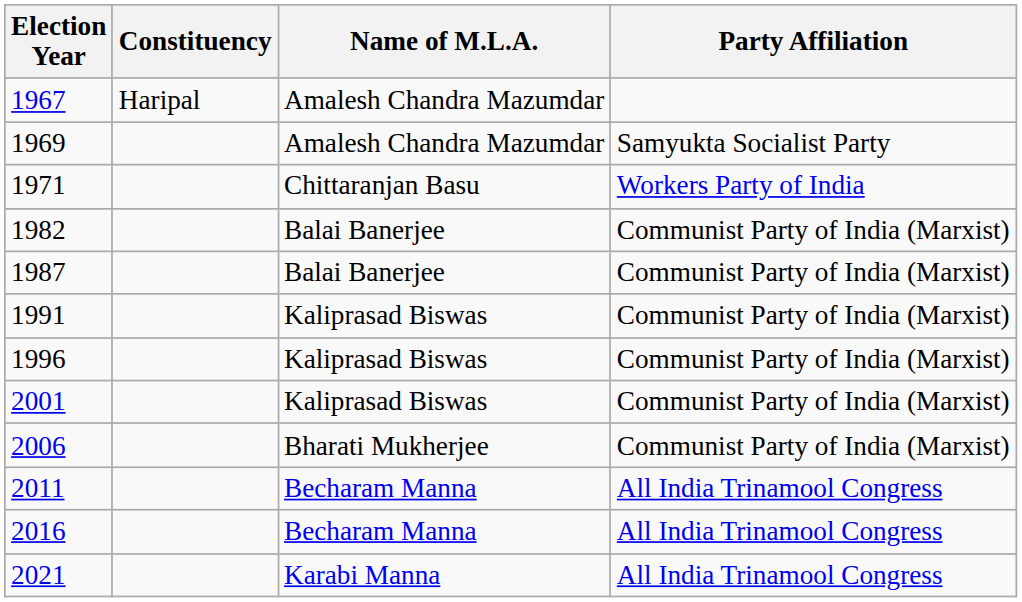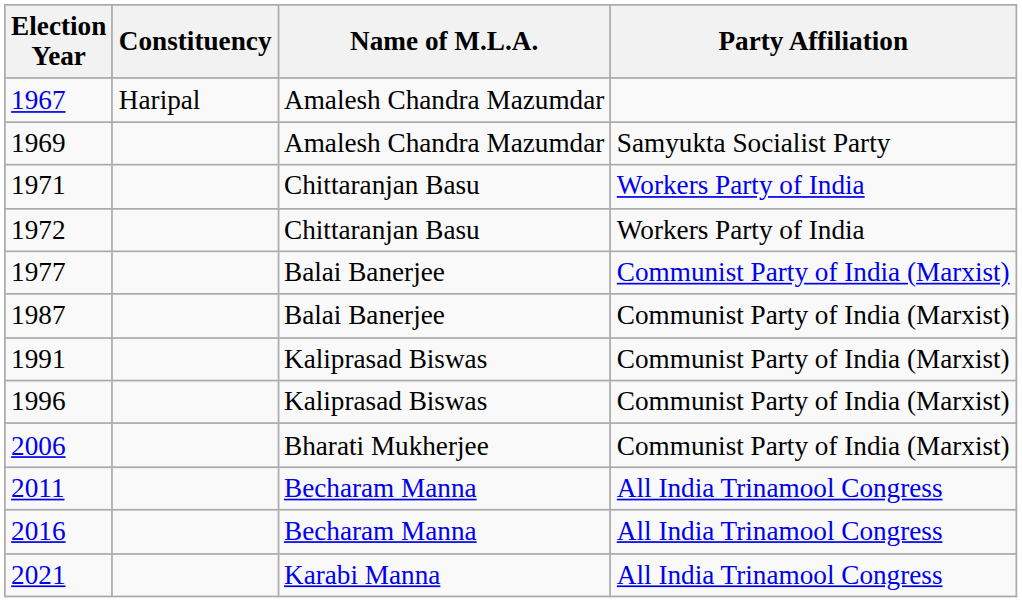+ row: (38, 229)
+ row: (38, 272)
- row: (38, 229)
- row: (38, 401)
